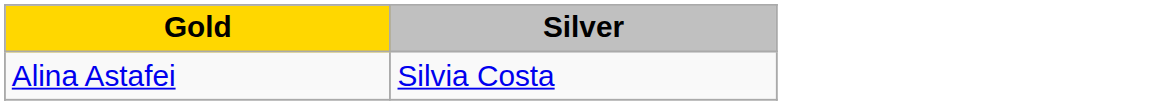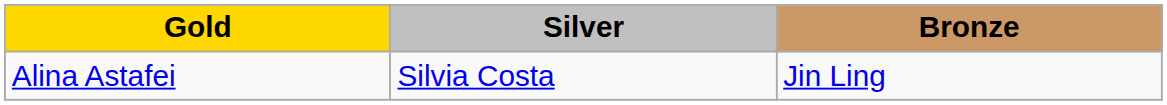+ column: (969, 28)
